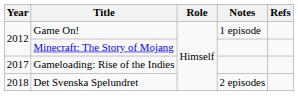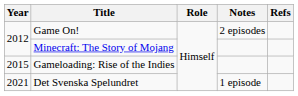(240, 30) 1 episode -> (242, 30) 2 episodes
(18, 64) 2017 -> (18, 64) 2015
(18, 82) 2018 -> (18, 82) 2021
(242, 82) 2 episodes -> (240, 82) 1 episode
